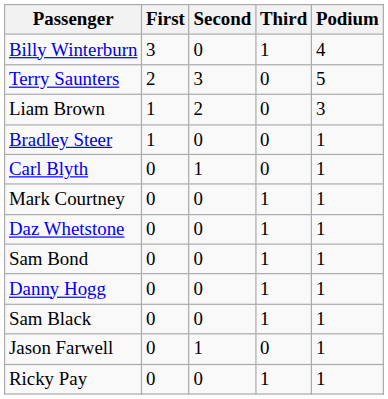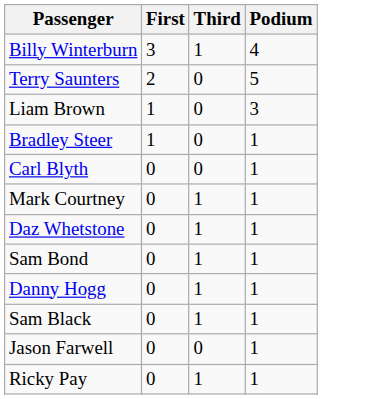- column: (222, 19)
